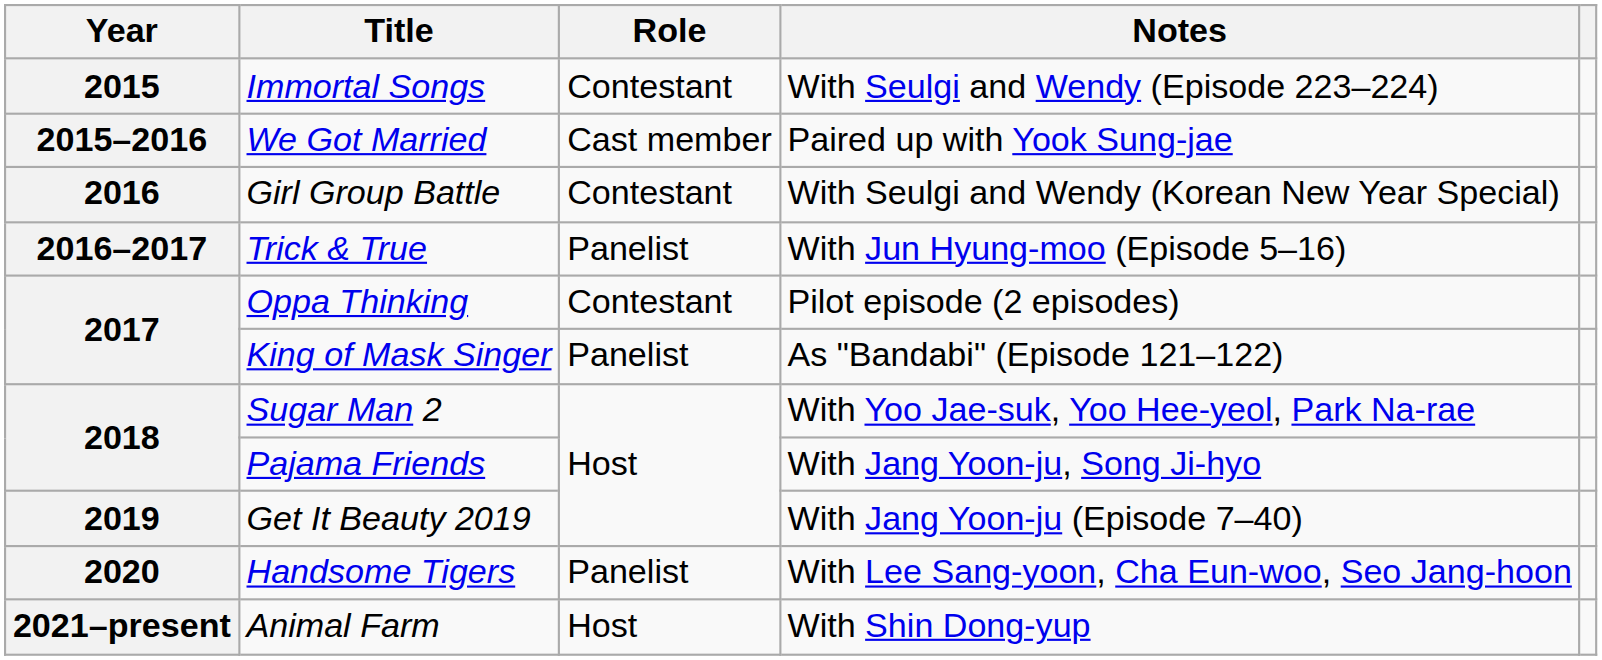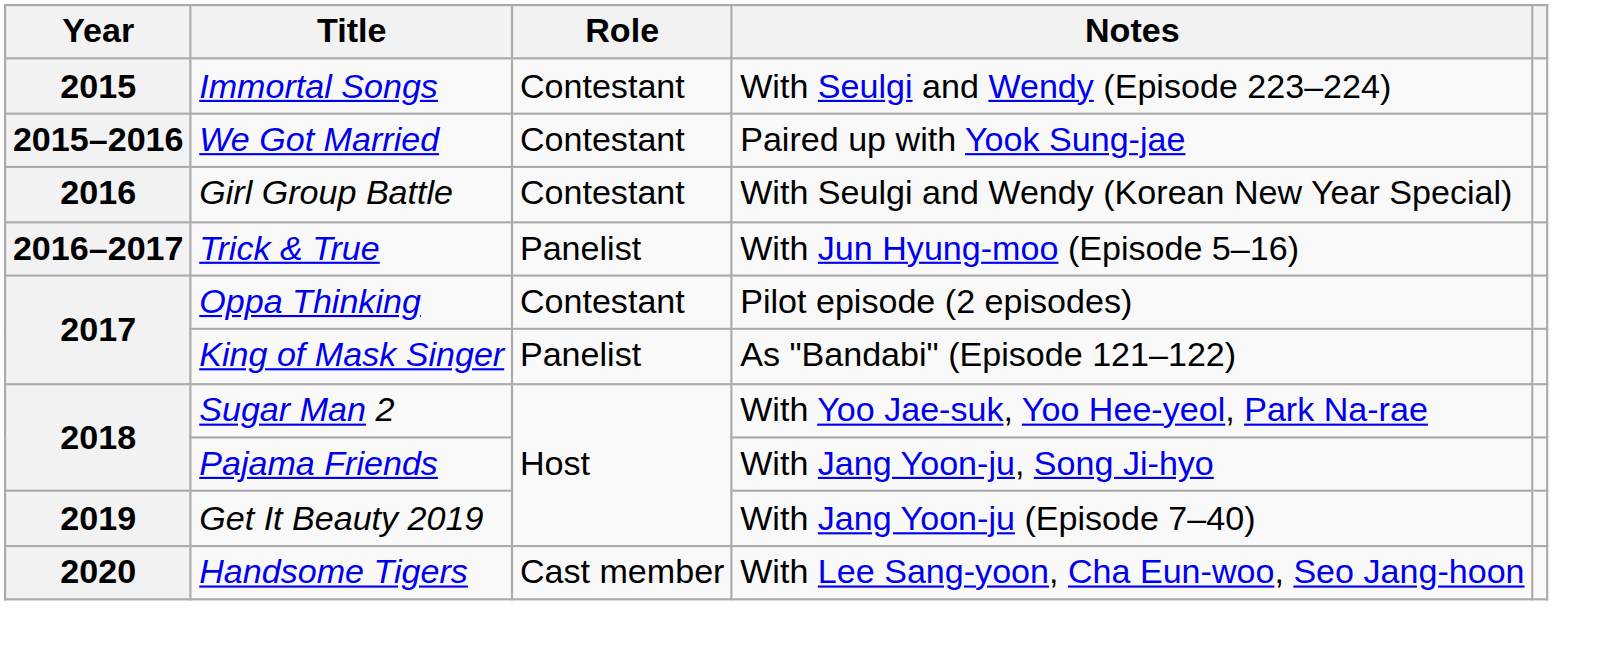(669, 139) Cast member -> (602, 139) Contestant
(628, 572) Panelist -> (622, 572) Cast member
- row: (343, 626)
